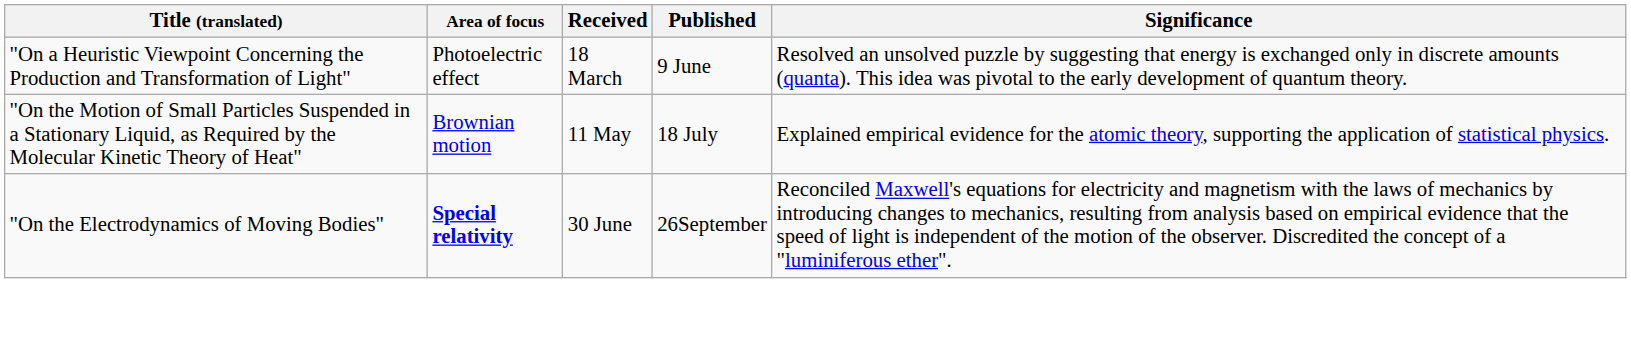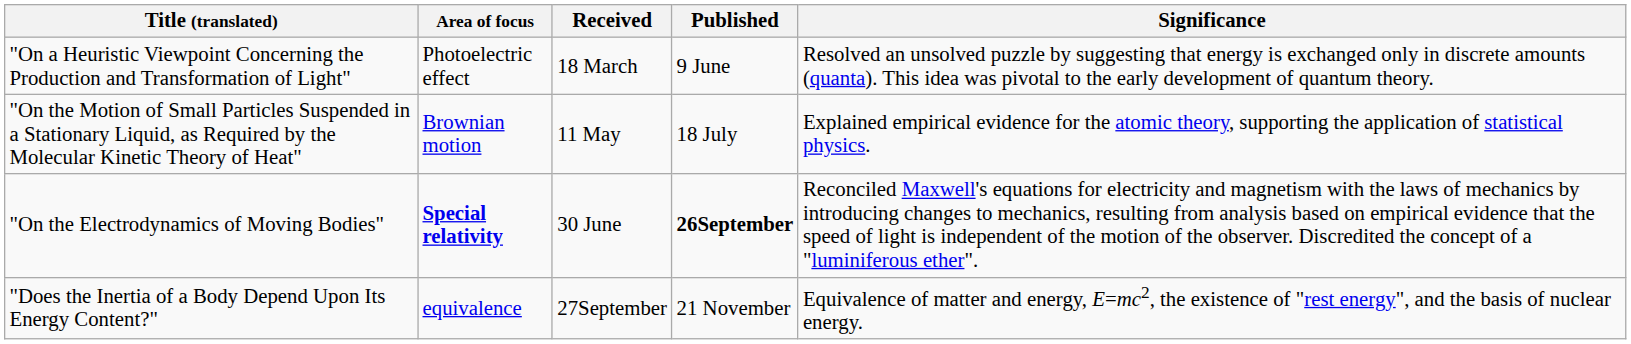(712, 225) normal -> (735, 225) bold
+ row: (197, 307)
